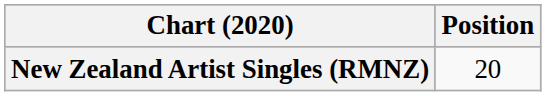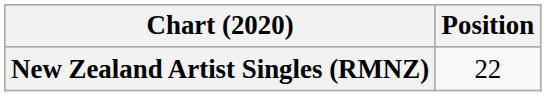(488, 68) 20 -> (488, 68) 22
